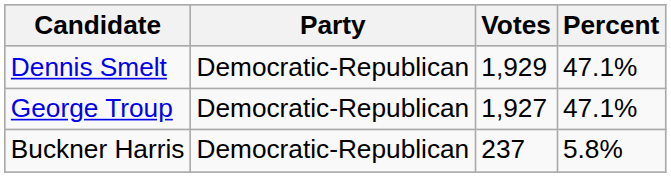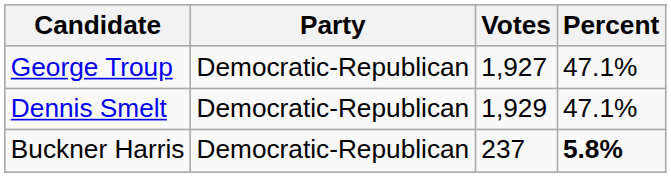rows swapped: (89, 66) <-> (92, 108)
(593, 150) normal -> (593, 150) bold
